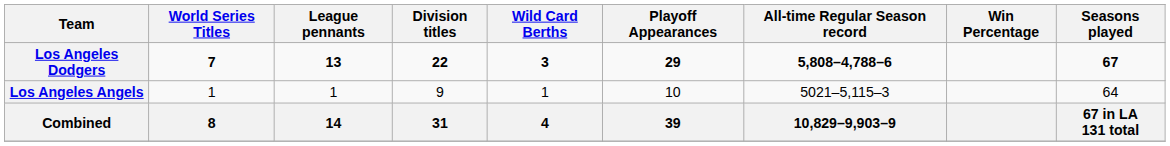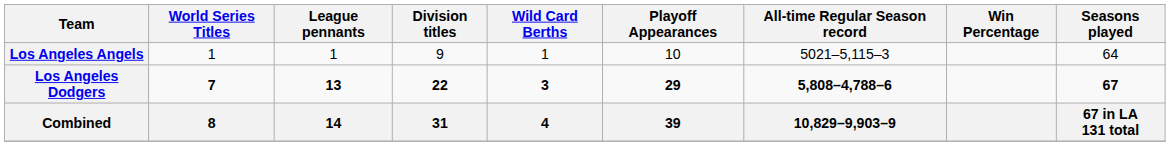rows swapped: (77, 92) <-> (77, 62)
